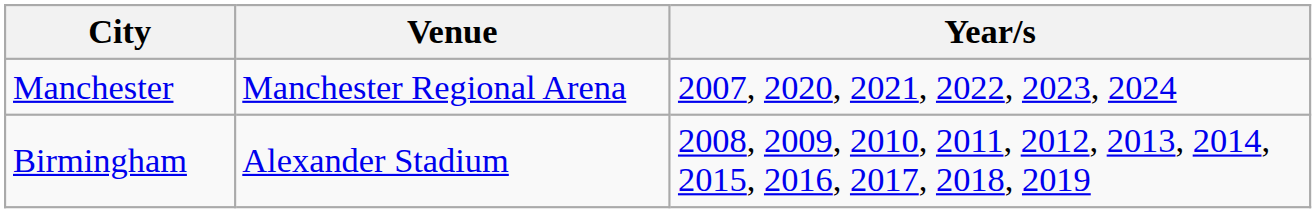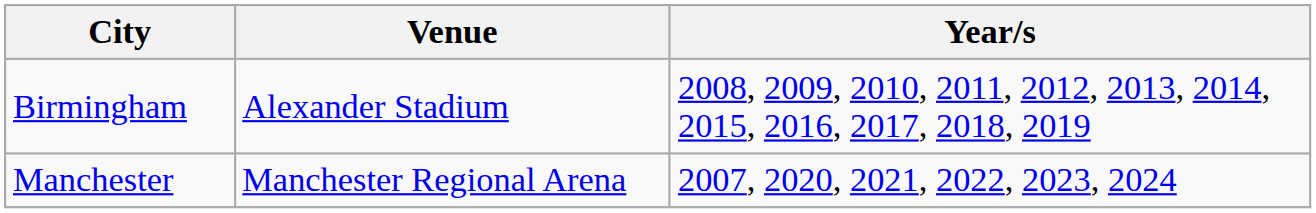rows swapped: (93, 86) <-> (100, 160)
